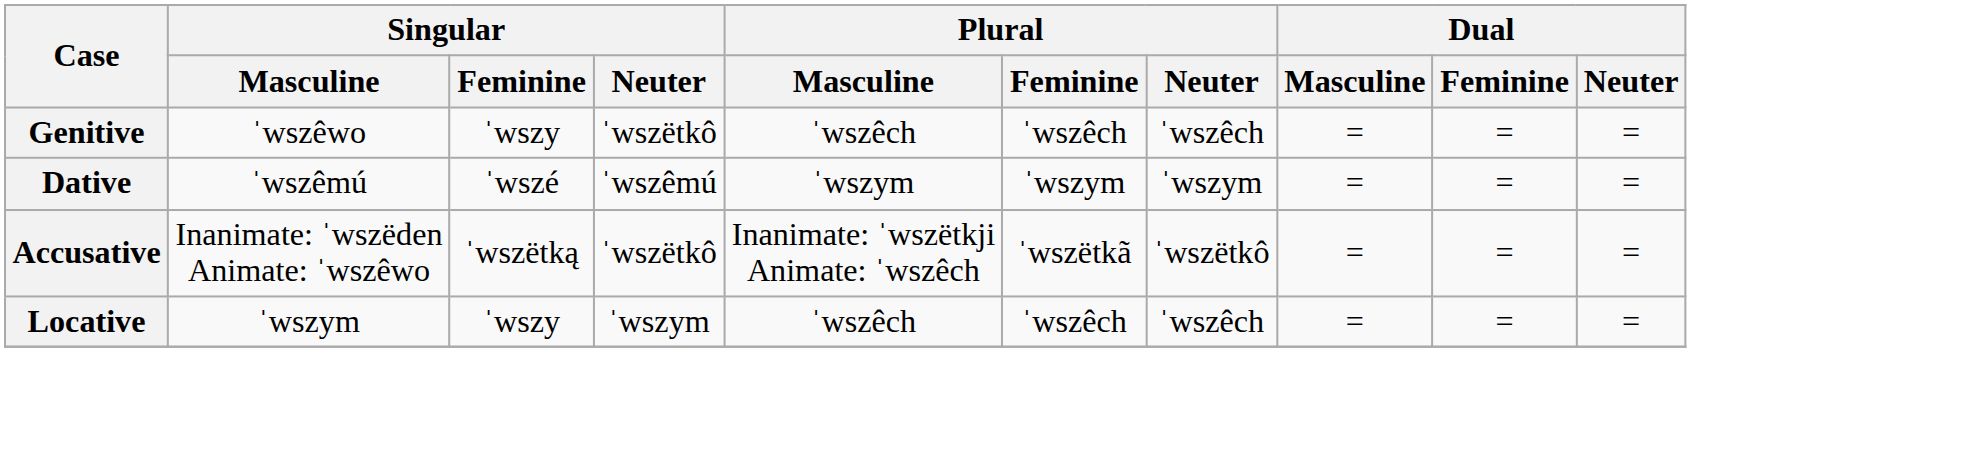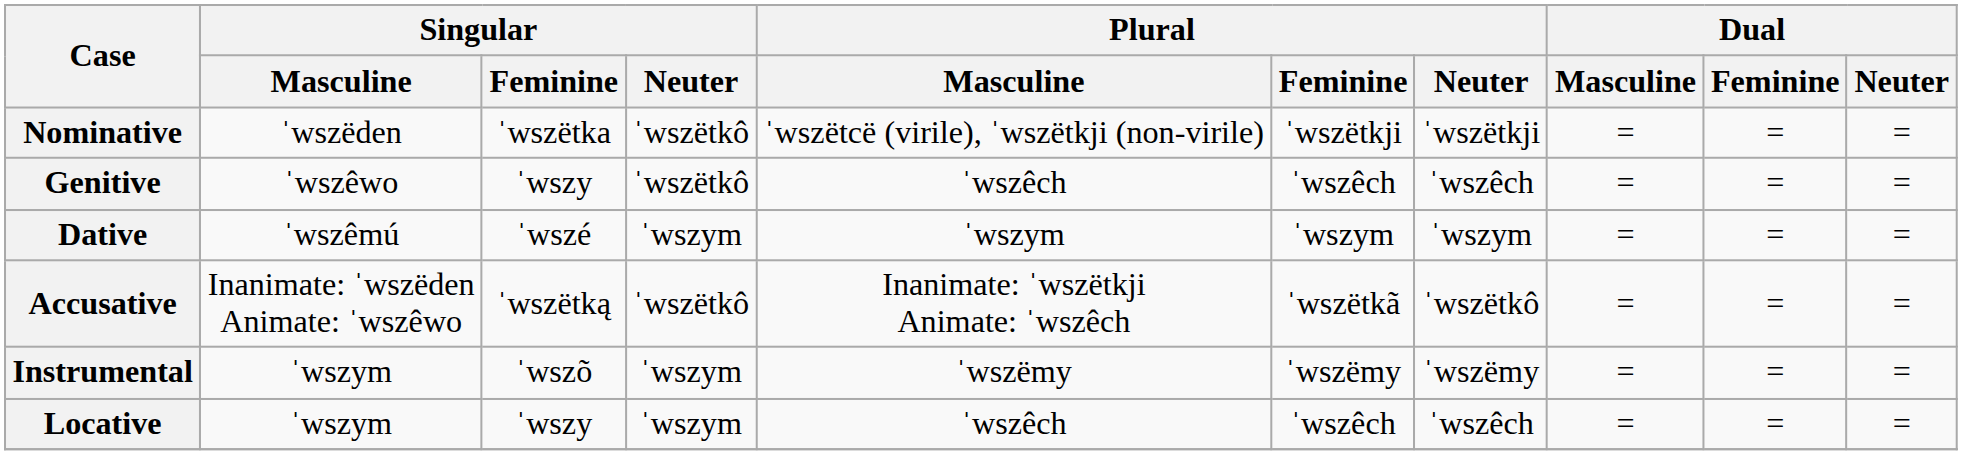+ row: (103, 132)
(659, 183) ˈwszêmú -> (691, 234) ˈwszym
+ row: (103, 372)
